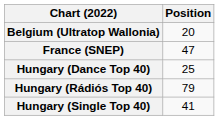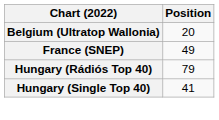(188, 50) 47 -> (188, 50) 49
- row: (83, 69)
